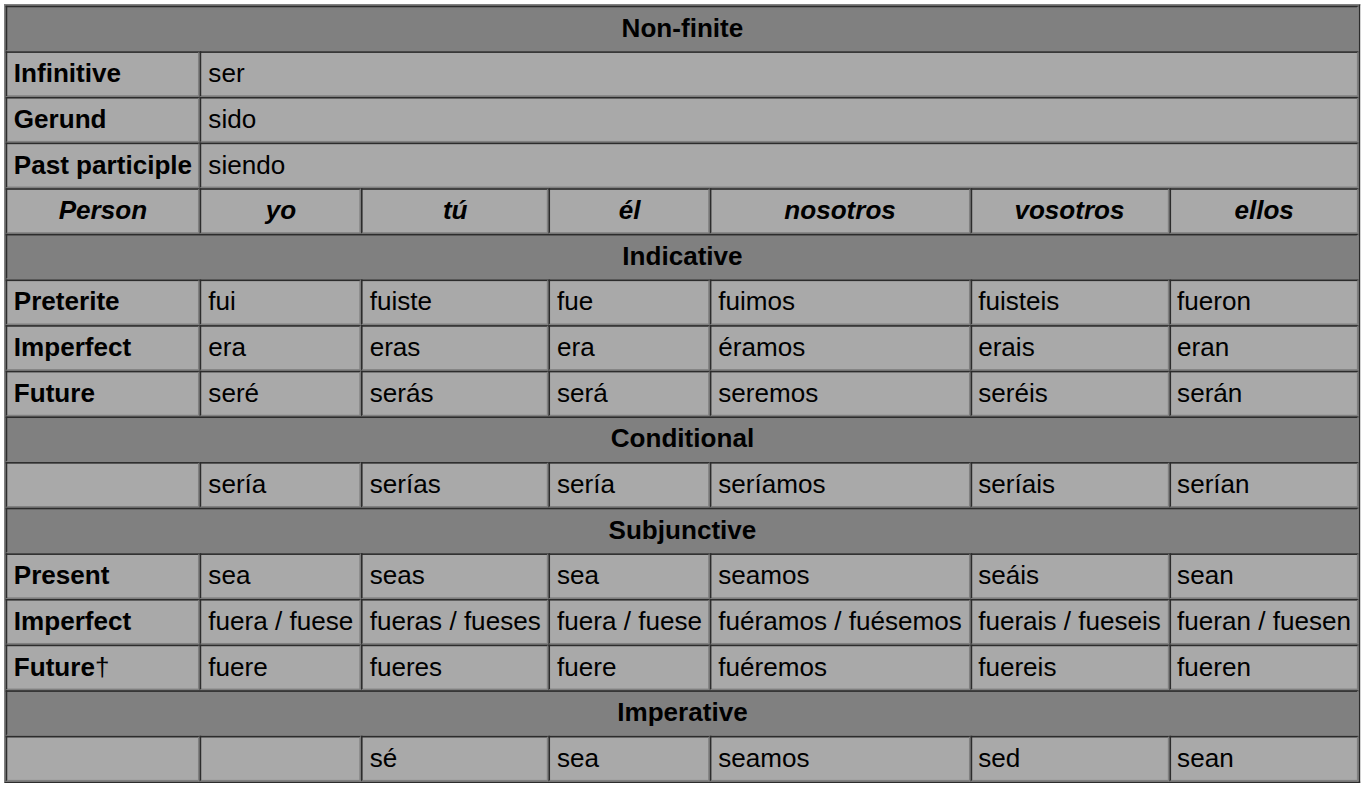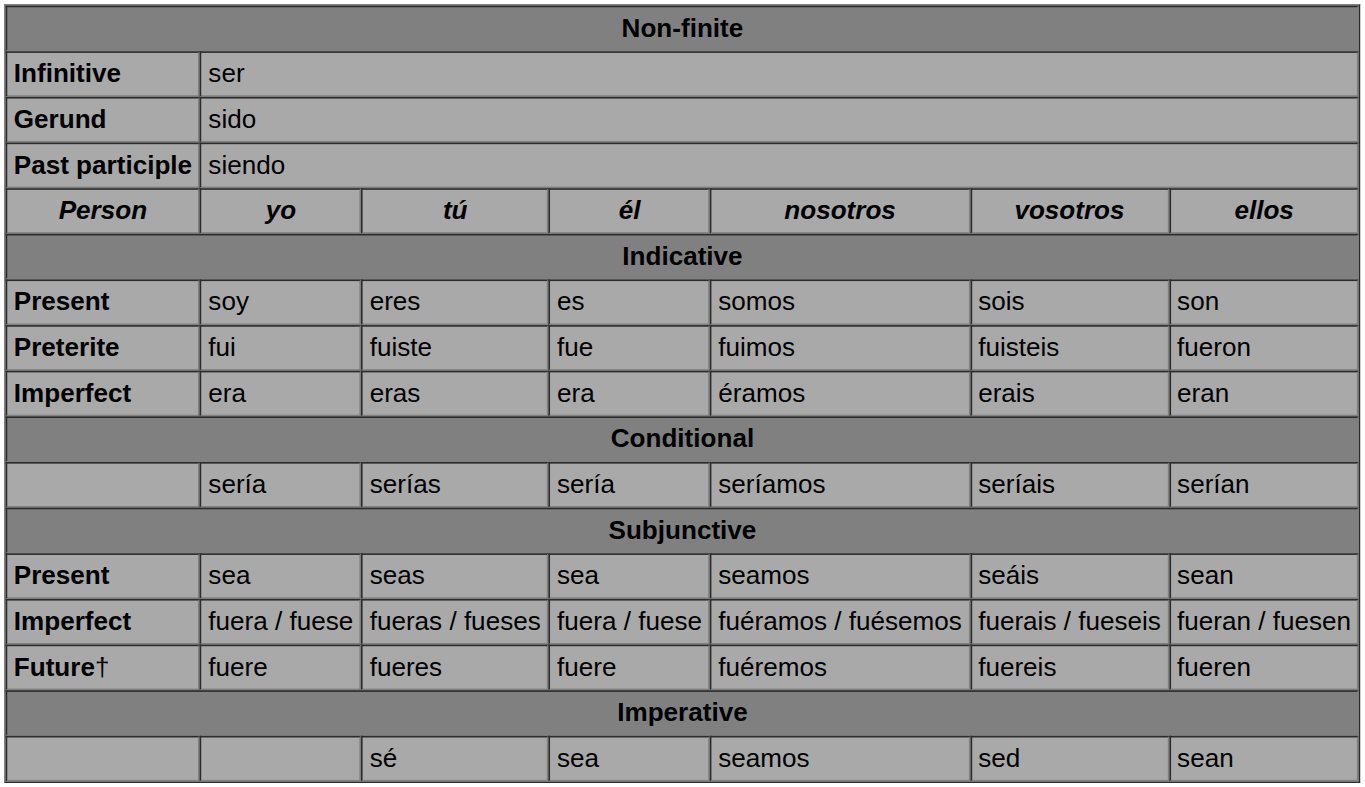+ row: (229, 301)
- row: (234, 393)
